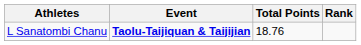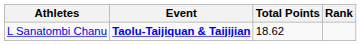(270, 31) 18.76 -> (270, 31) 18.62
